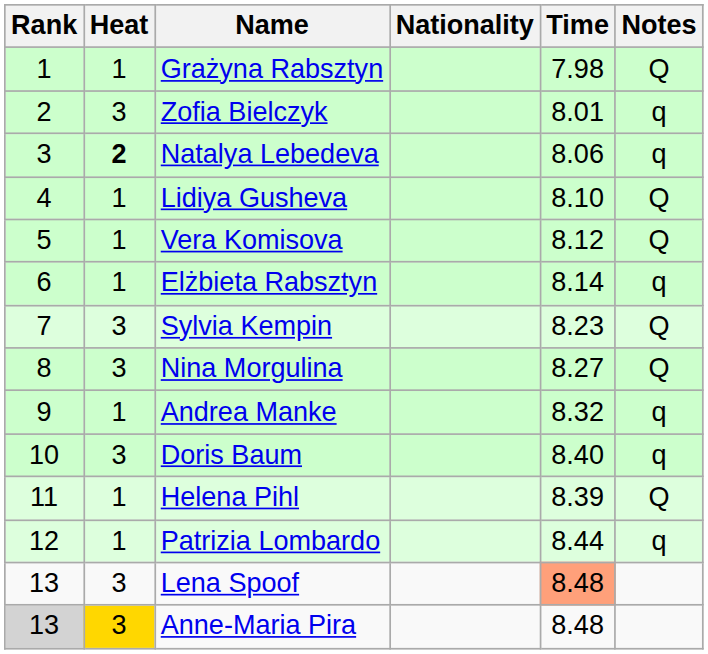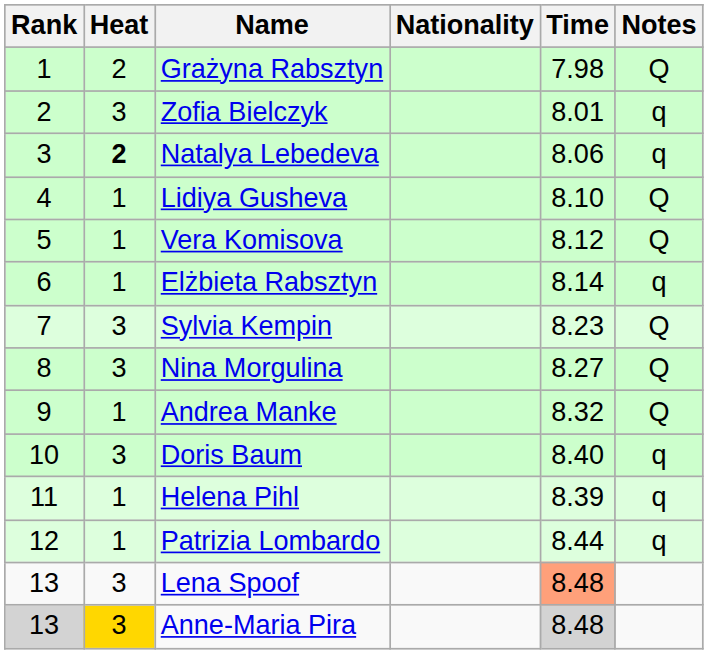(119, 68) 1 -> (119, 68) 2
(659, 411) q -> (659, 411) Q
(659, 497) Q -> (659, 497) q
(578, 626) no background -> (578, 626) lightgrey background
